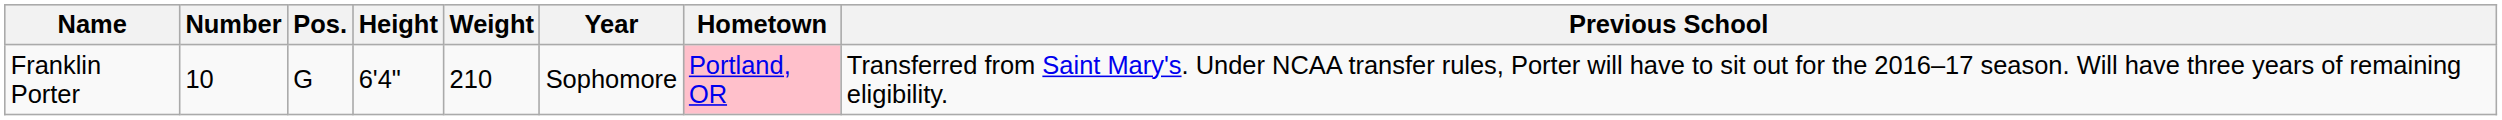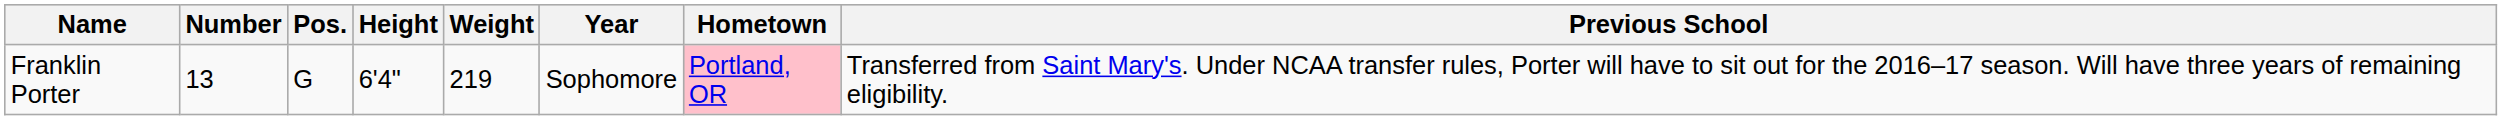(200, 79) 10 -> (200, 79) 13
(471, 79) 210 -> (471, 79) 219
